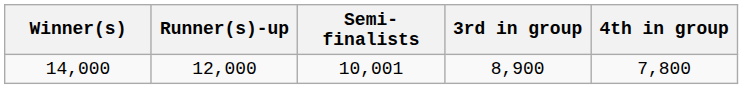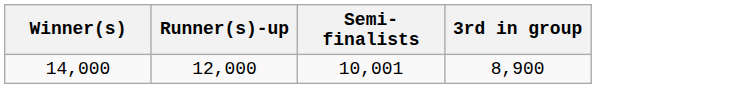- column: (664, 30)
